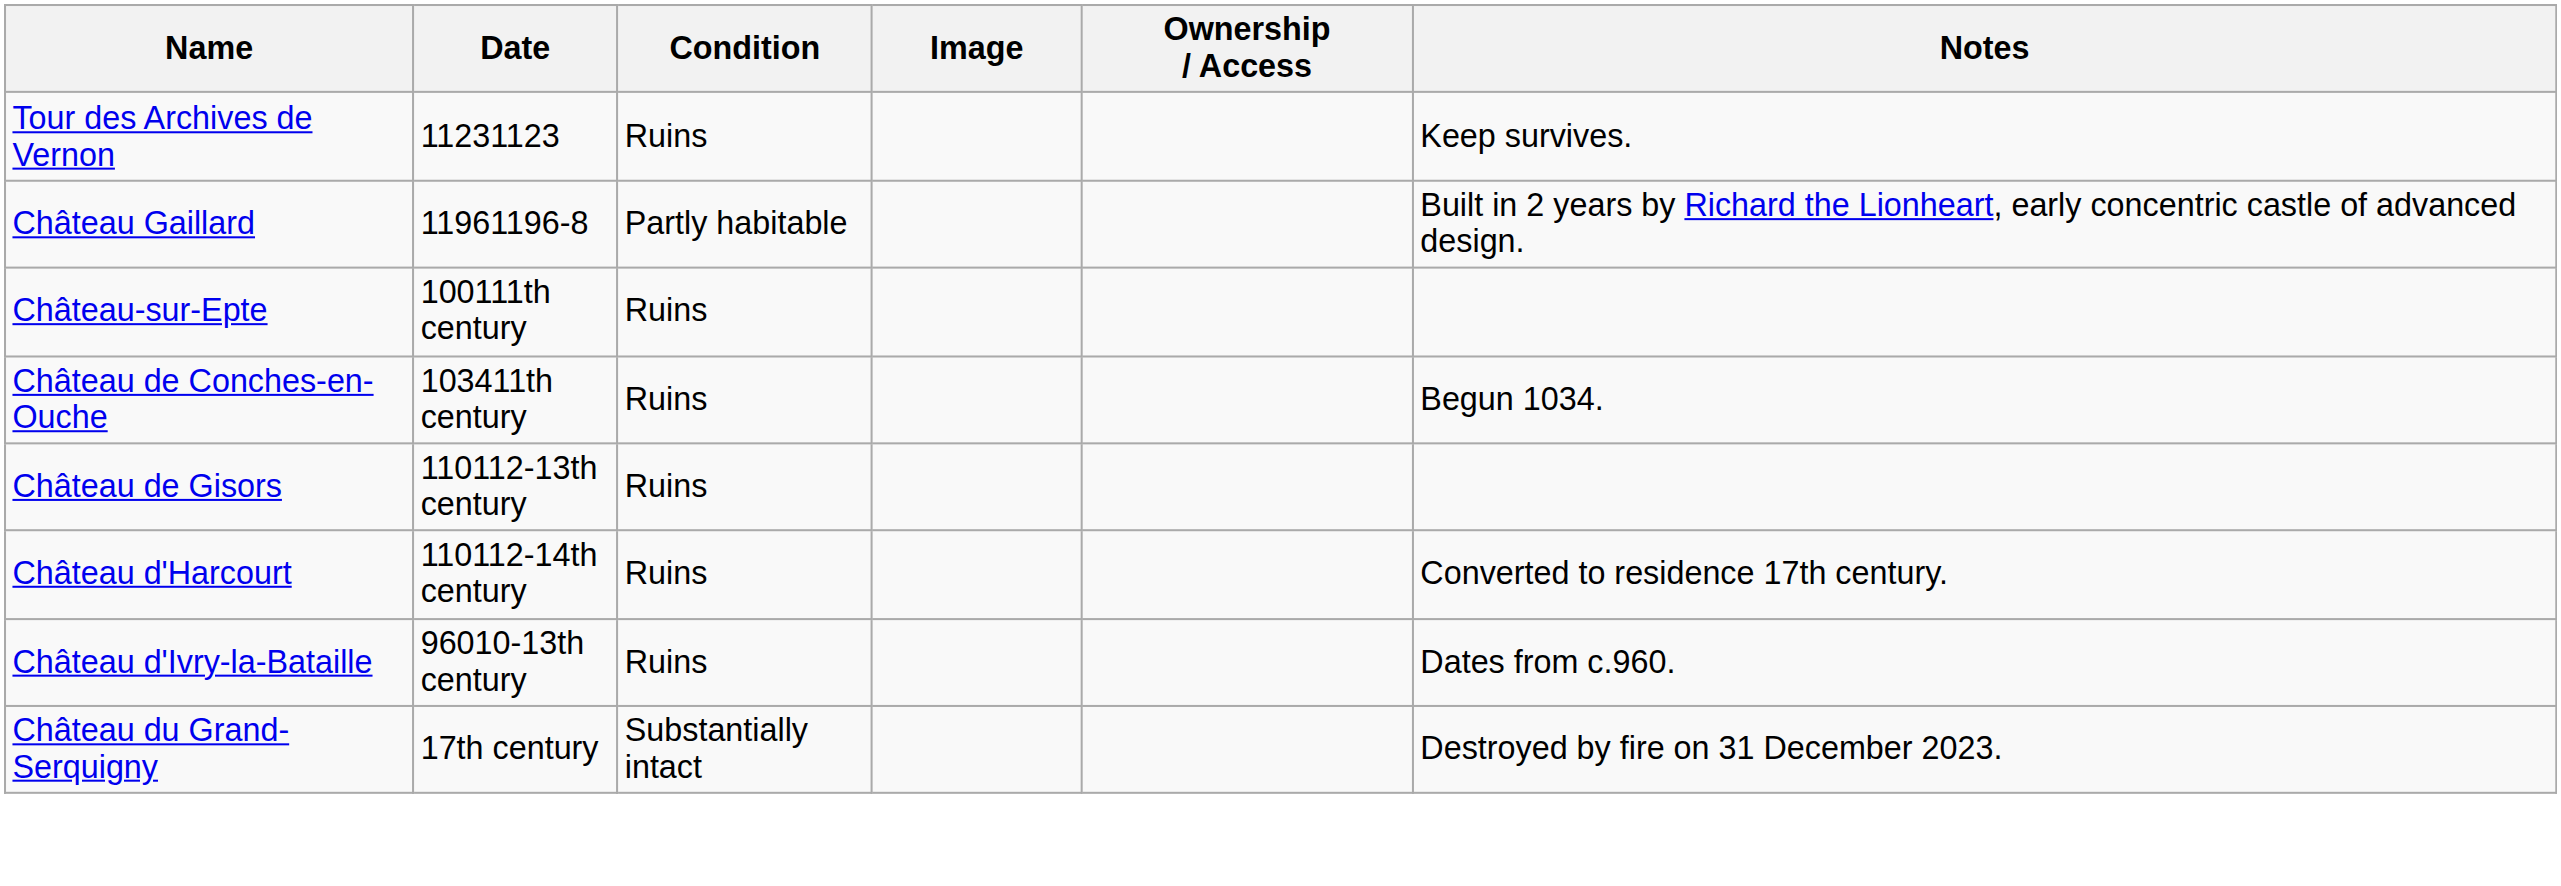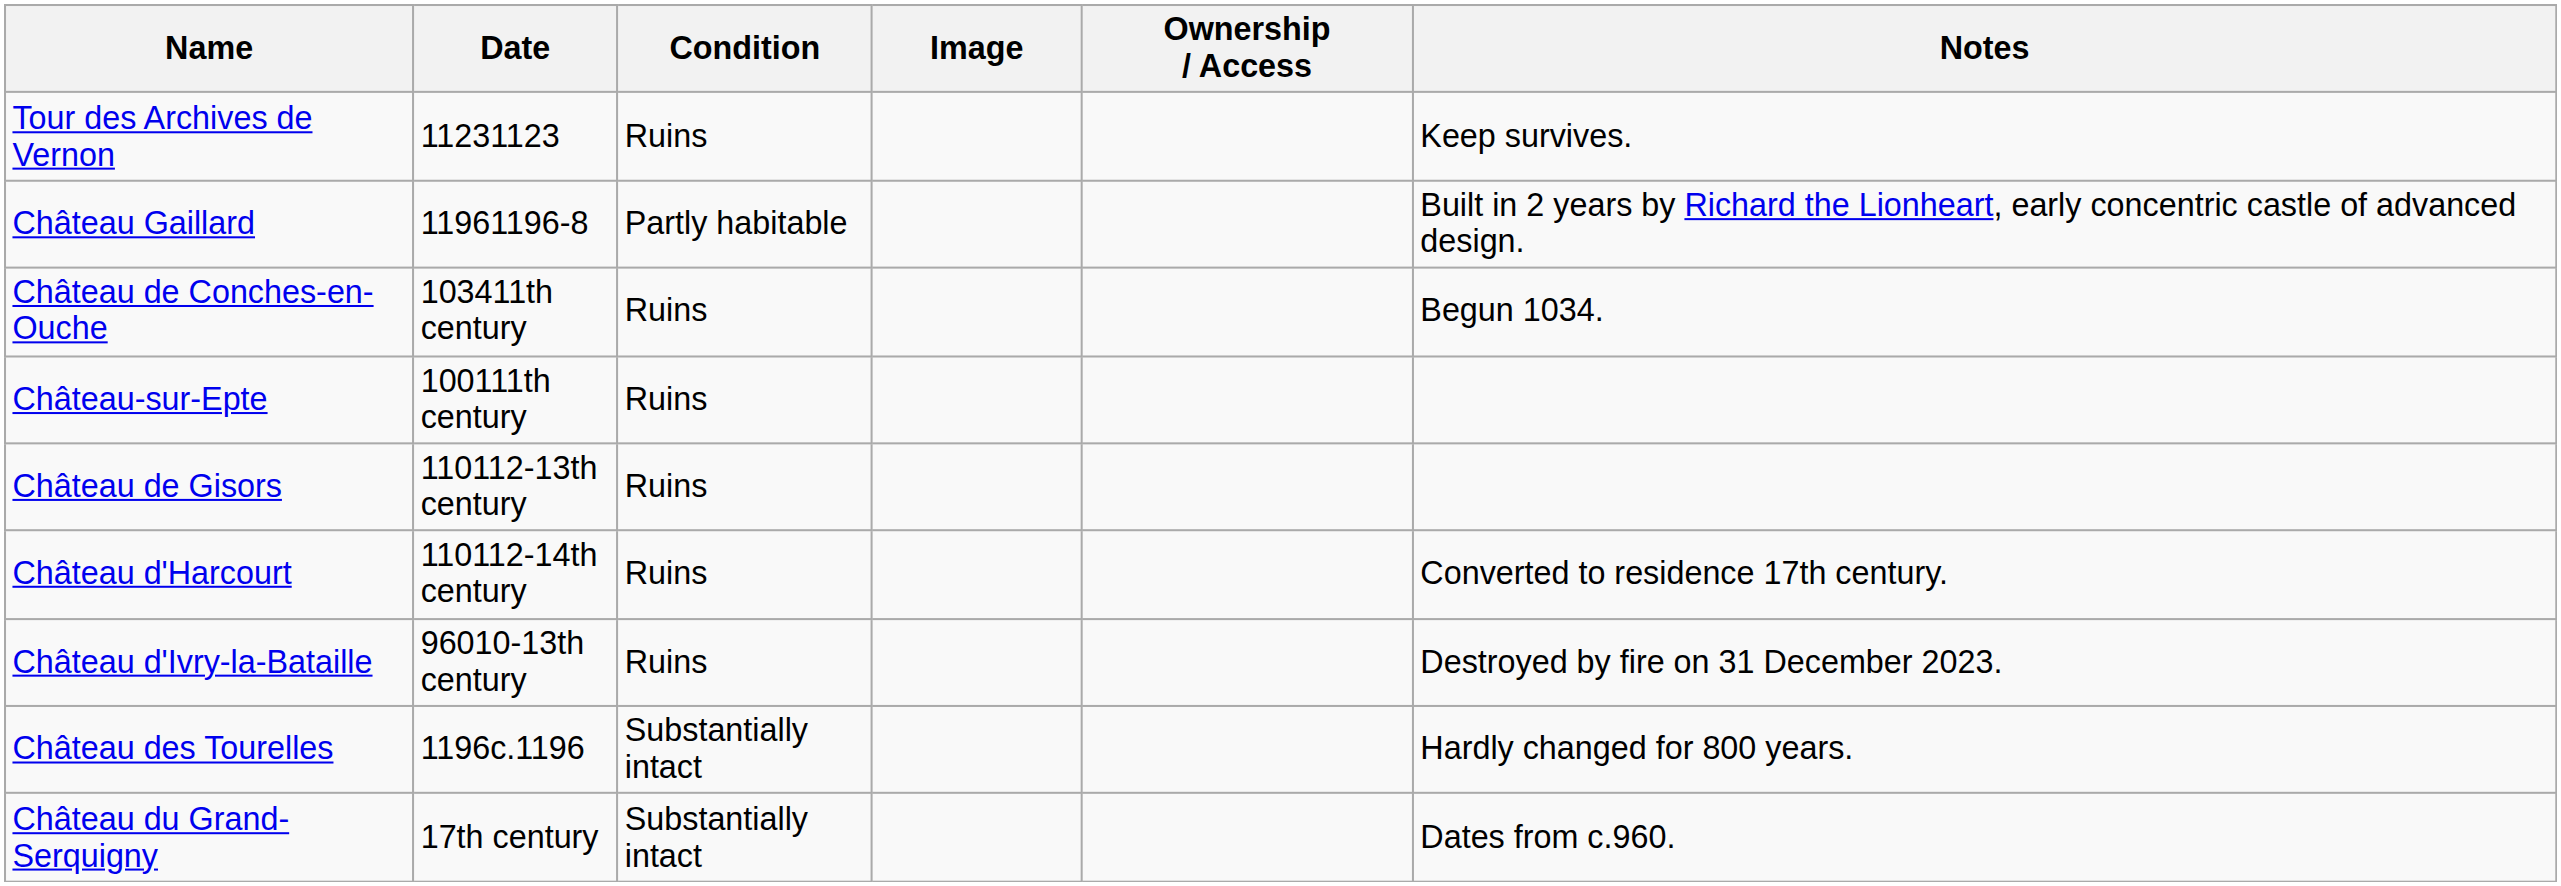rows swapped: (140, 311) <-> (193, 398)
(1548, 661) Dates from c.960. -> (1711, 661) Destroyed by fire on 31 December 2023.
+ row: (173, 749)
(1711, 749) Destroyed by fire on 31 December 2023. -> (1548, 836) Dates from c.960.
